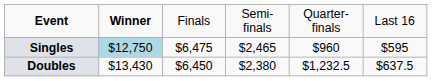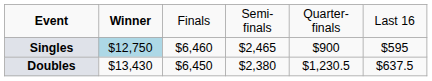(194, 47) $6,475 -> (194, 47) $6,460
(326, 47) $960 -> (326, 47) $900
(326, 67) $1,232.5 -> (326, 67) $1,230.5
